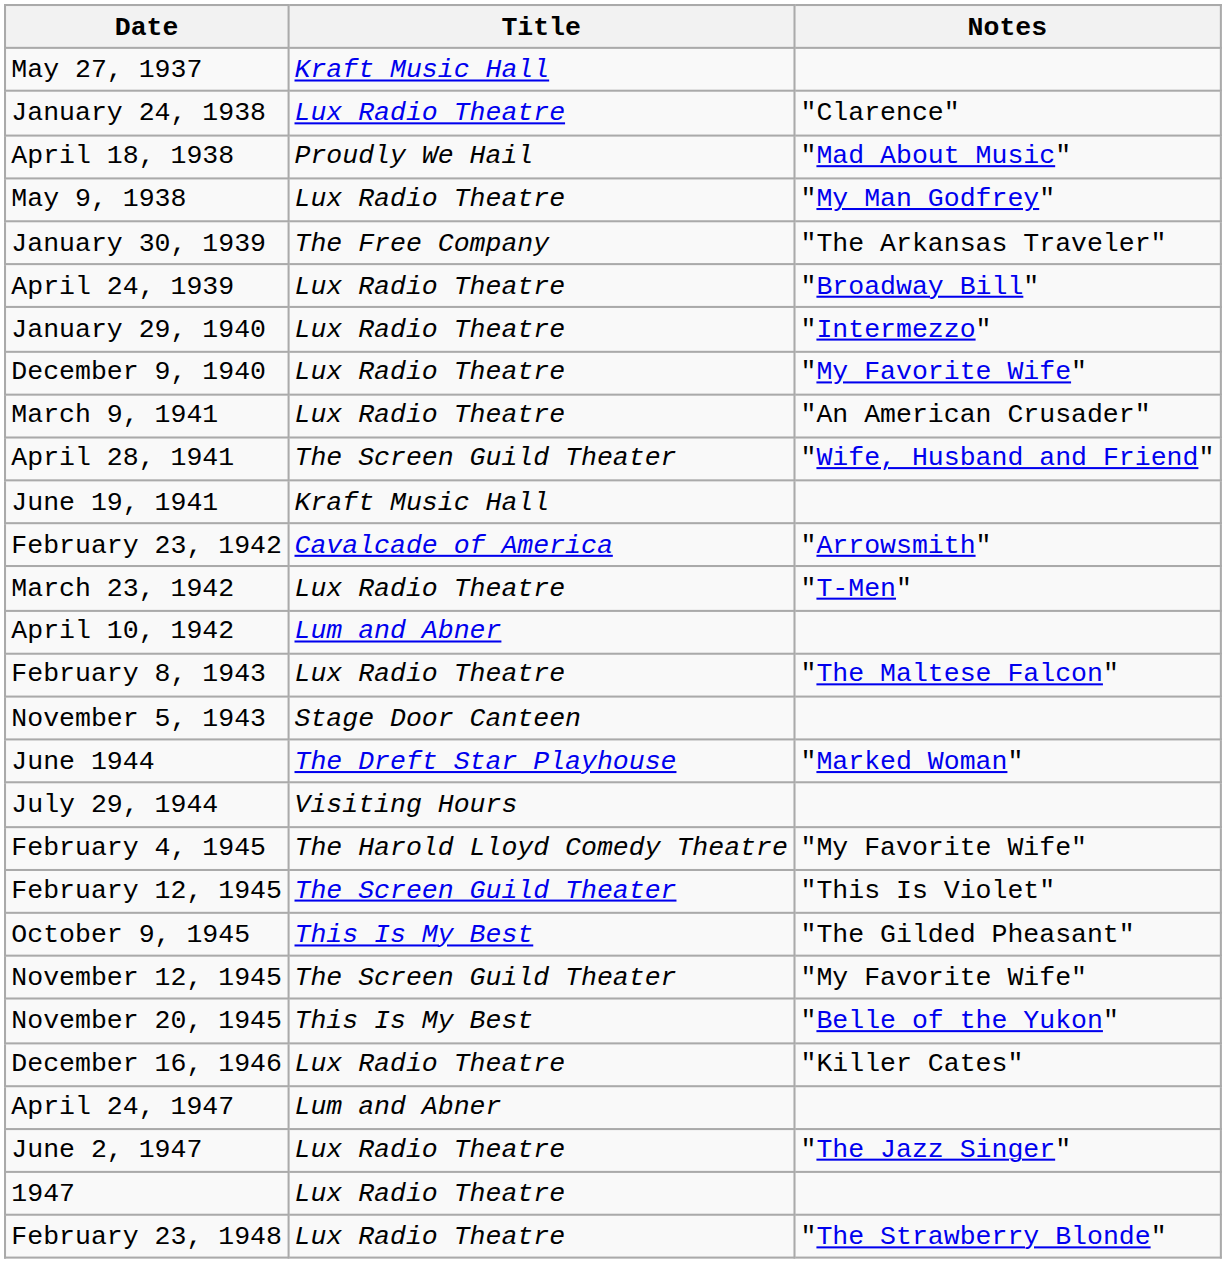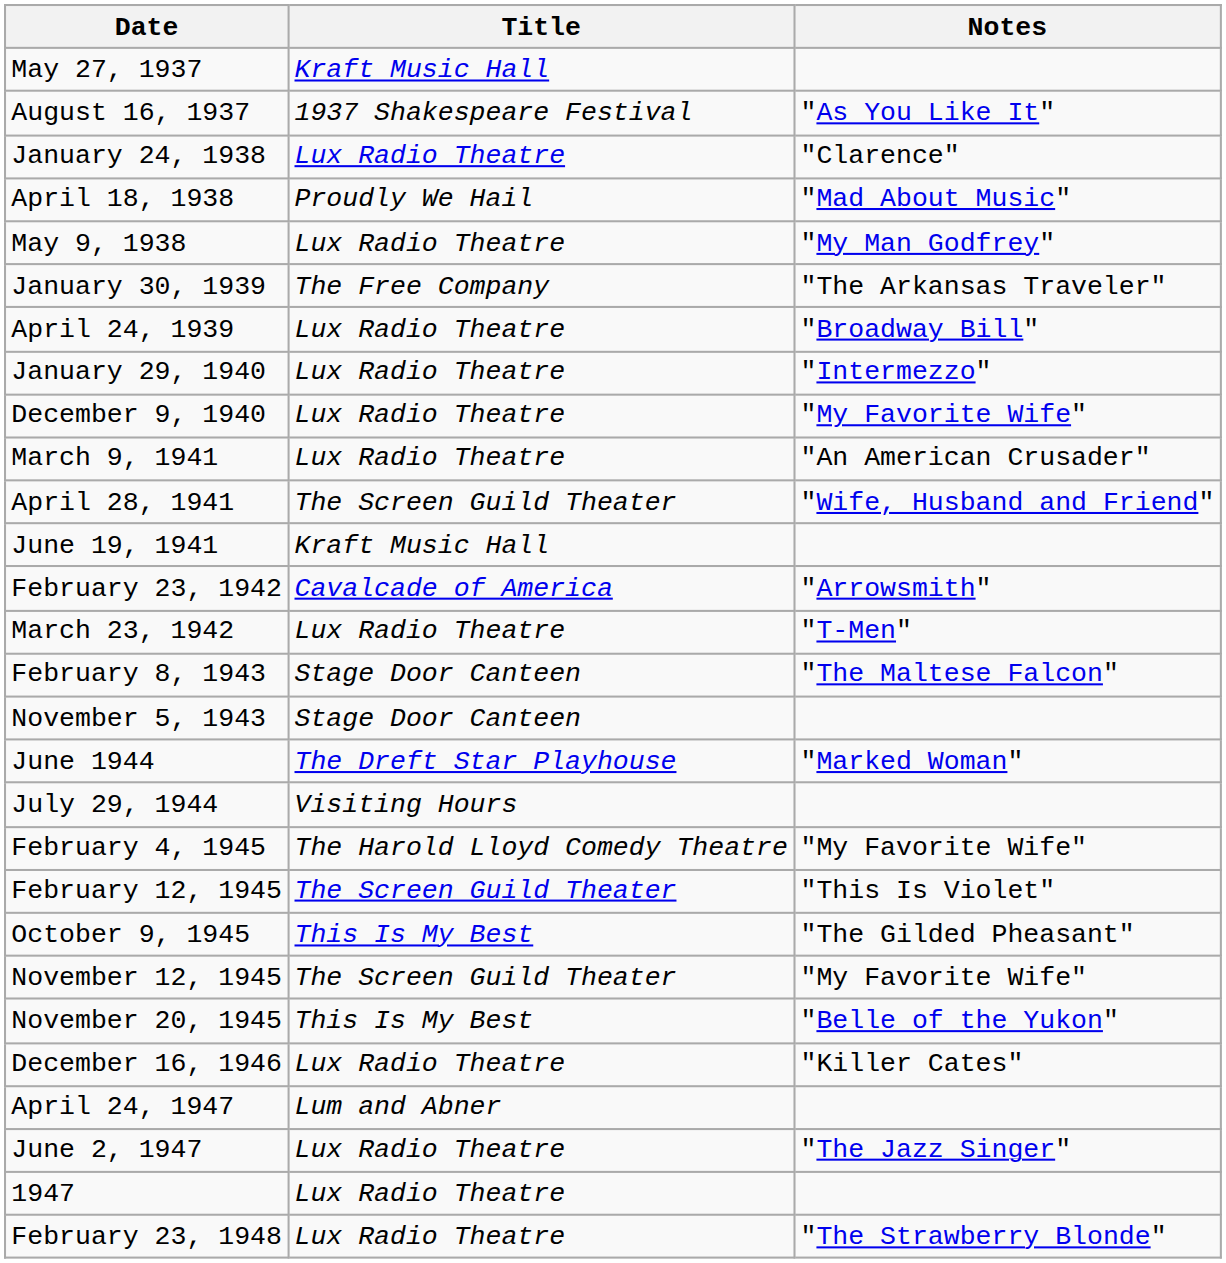+ row: (131, 113)
- row: (123, 632)
(430, 675) Lux Radio Theatre -> (438, 675) Stage Door Canteen
